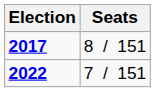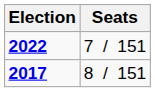rows swapped: (28, 45) <-> (28, 73)
